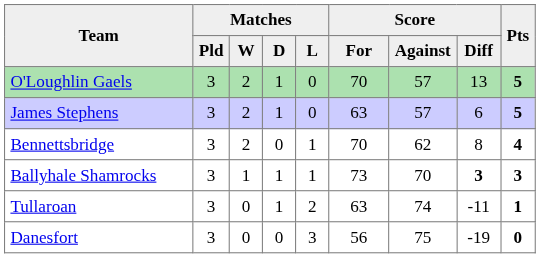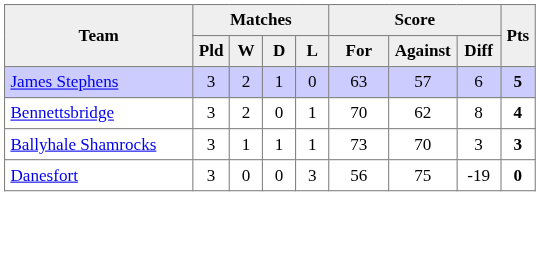- row: (71, 82)
(479, 175) bold -> (479, 144) normal
- row: (43, 206)
